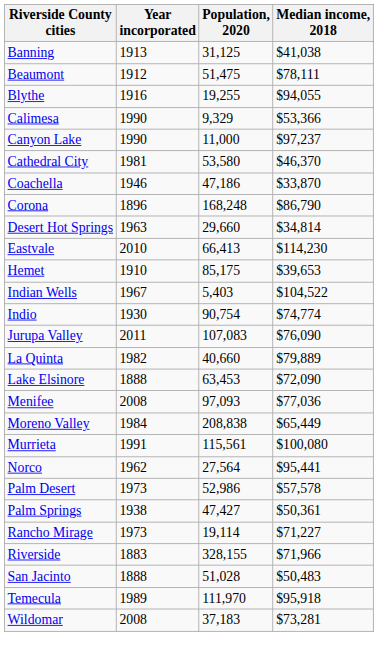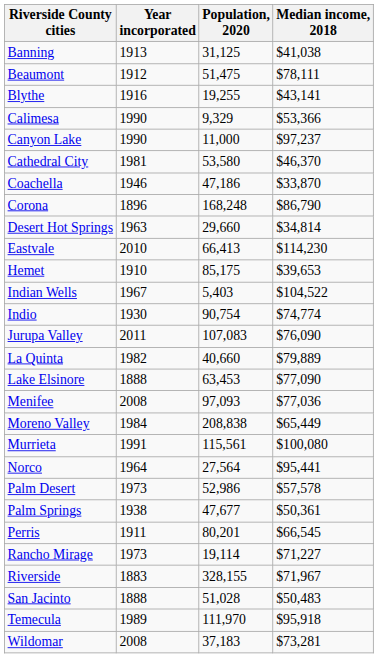(299, 96) $94,055 -> (299, 96) $43,141
(299, 380) $72,090 -> (299, 380) $77,090
(133, 467) 1962 -> (133, 467) 1964
(221, 510) 47,427 -> (221, 510) 47,677
+ row: (24, 532)
(299, 554) $71,966 -> (299, 576) $71,967
